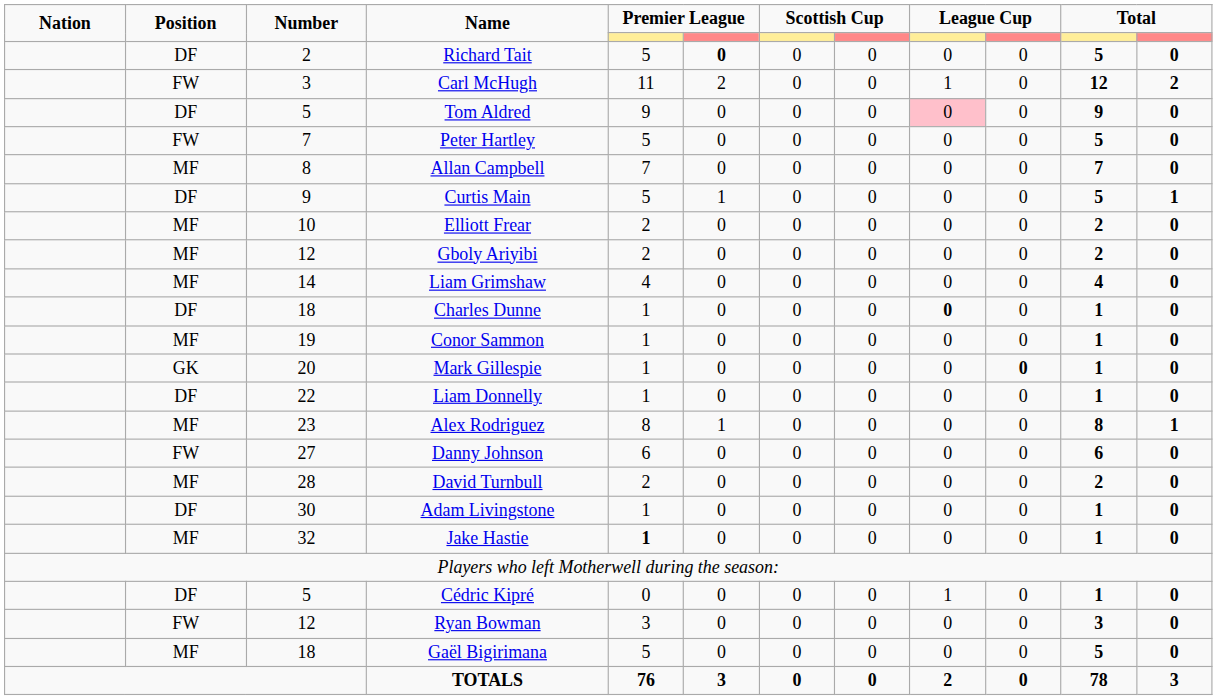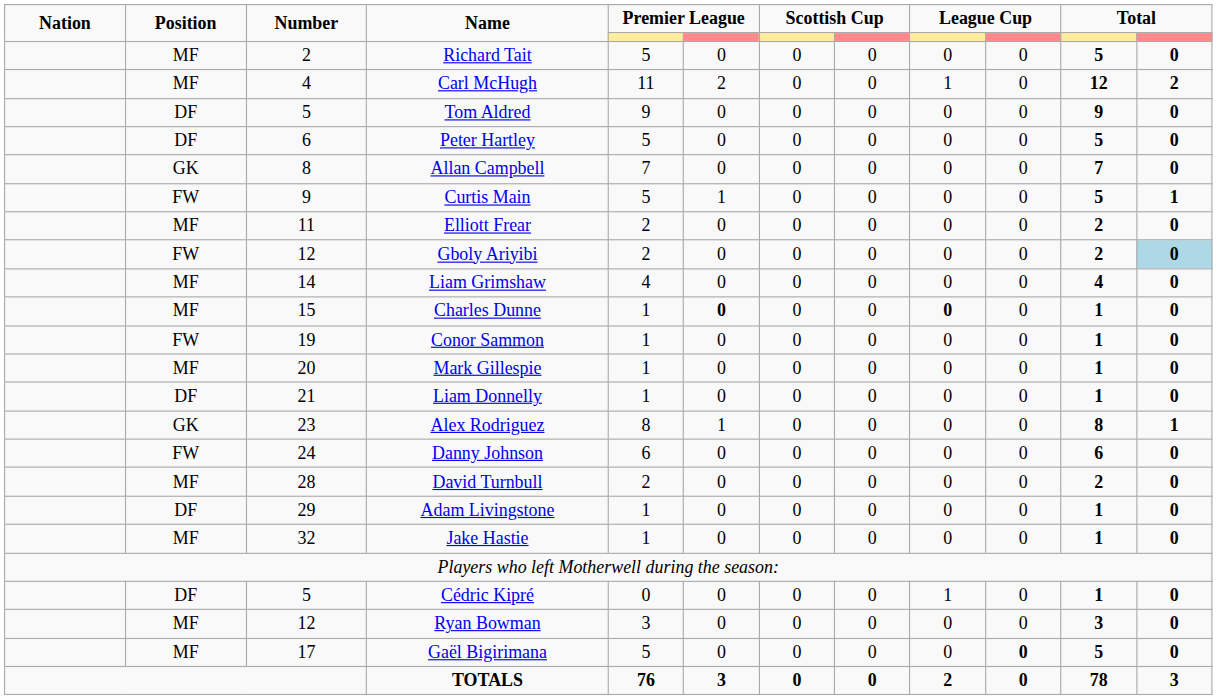(186, 55) DF -> (186, 55) MF
(721, 55) bold -> (721, 55) normal
(186, 83) FW -> (186, 83) MF
(306, 83) 3 -> (306, 83) 4
(948, 112) pink background -> (948, 112) no background
(186, 140) FW -> (186, 140) DF
(306, 140) 7 -> (306, 140) 6
(186, 169) MF -> (186, 169) GK
(186, 197) DF -> (186, 197) FW
(306, 225) 10 -> (306, 225) 11
(186, 254) MF -> (186, 254) FW
(1174, 254) no background -> (1174, 254) lightblue background
(186, 311) DF -> (186, 311) MF
(306, 311) 18 -> (306, 311) 15
(721, 311) normal -> (721, 311) bold
(186, 339) MF -> (186, 339) FW
(186, 368) GK -> (186, 368) MF
(1023, 368) bold -> (1023, 368) normal
(306, 396) 22 -> (306, 396) 21
(186, 424) MF -> (186, 424) GK
(306, 453) 27 -> (306, 453) 24
(306, 510) 30 -> (306, 510) 29
(646, 538) bold -> (646, 538) normal
(186, 623) FW -> (186, 623) MF
(306, 652) 18 -> (306, 652) 17
(1023, 652) normal -> (1023, 652) bold
